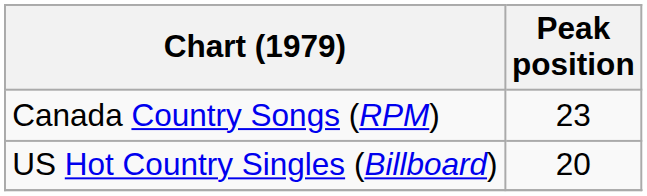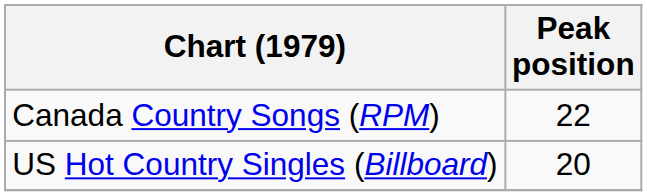(573, 114) 23 -> (573, 114) 22
